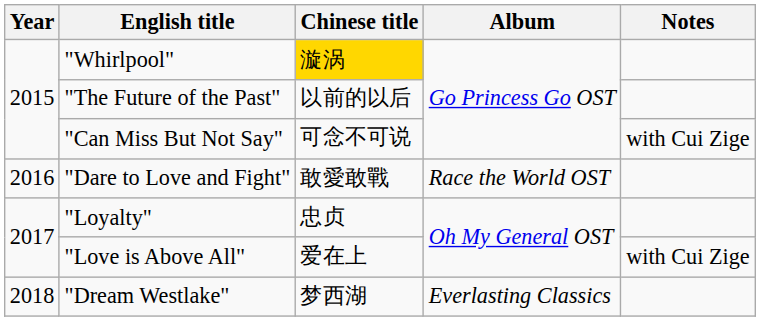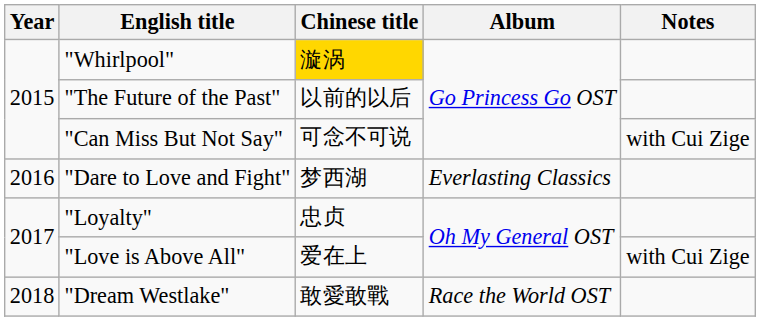(345, 177) 敢愛敢戰 -> (334, 177) 梦西湖
(519, 177) Race the World OST -> (520, 177) Everlasting Classics
(334, 295) 梦西湖 -> (345, 295) 敢愛敢戰
(520, 296) Everlasting Classics -> (519, 296) Race the World OST
